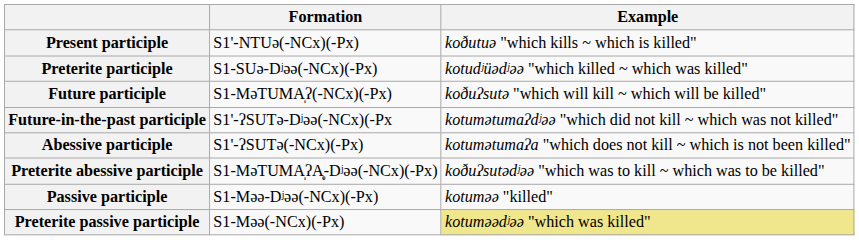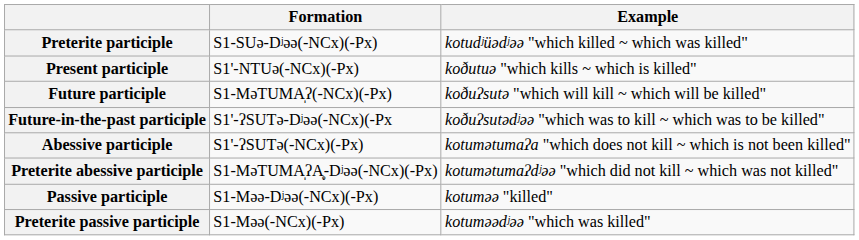rows swapped: (107, 42) <-> (107, 68)
(642, 119) kotumətumaʔdʲəə "which did not kill ~ which was not killed" -> (635, 119) koðuʔsutədʲəə "which was to kill ~ which was to be killed"
(635, 171) koðuʔsutədʲəə "which was to kill ~ which was to be killed" -> (642, 171) kotumətumaʔdʲəə "which did not kill ~ which was not killed"
(548, 222) khaki background -> (548, 222) no background
